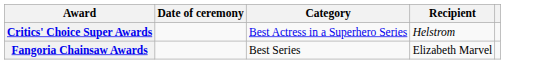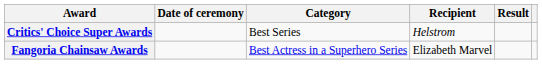+ column: (513, 13)
(328, 31) Best Actress in a Superhero Series -> (275, 31) Best Series
(275, 50) Best Series -> (328, 50) Best Actress in a Superhero Series
